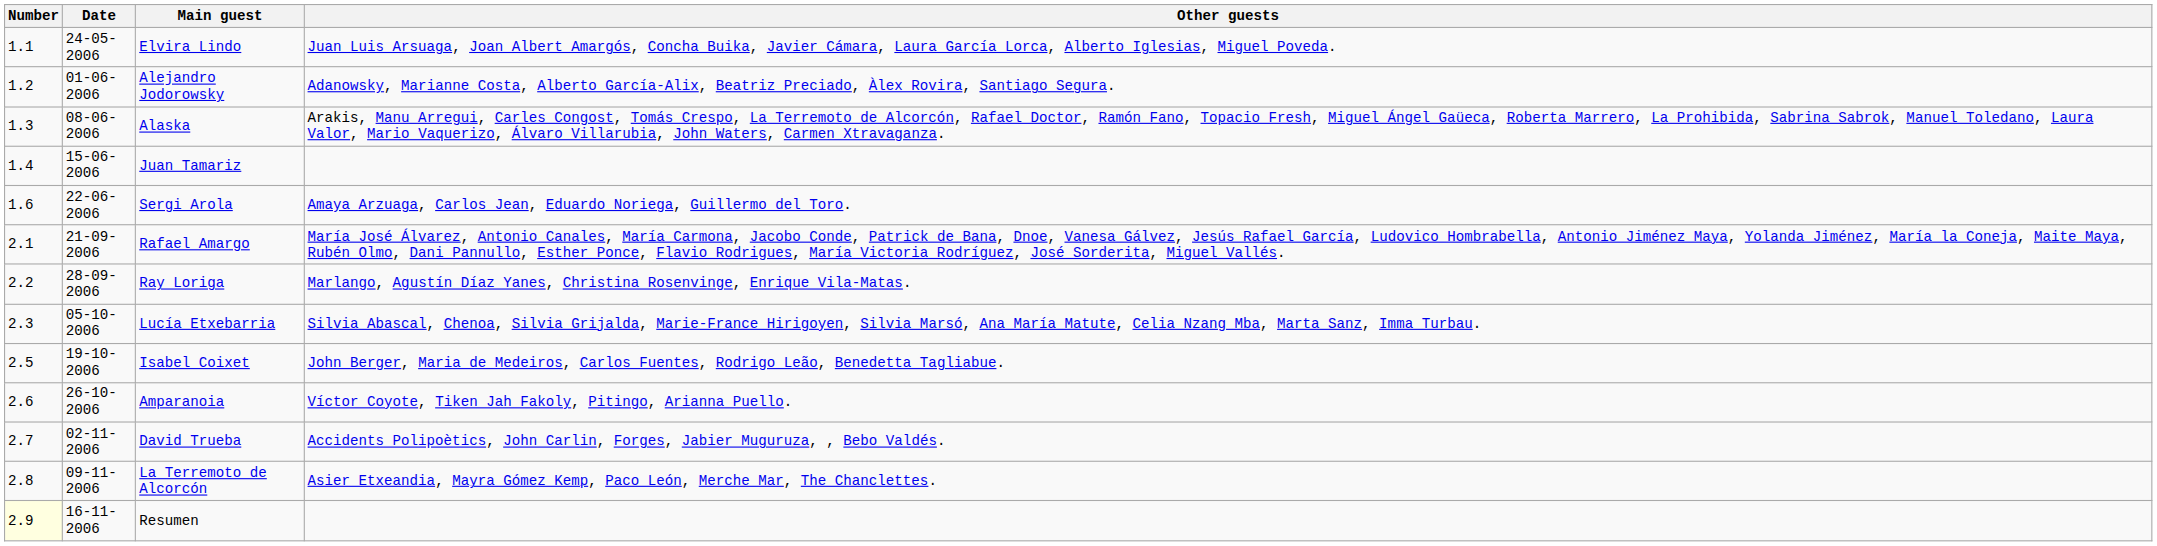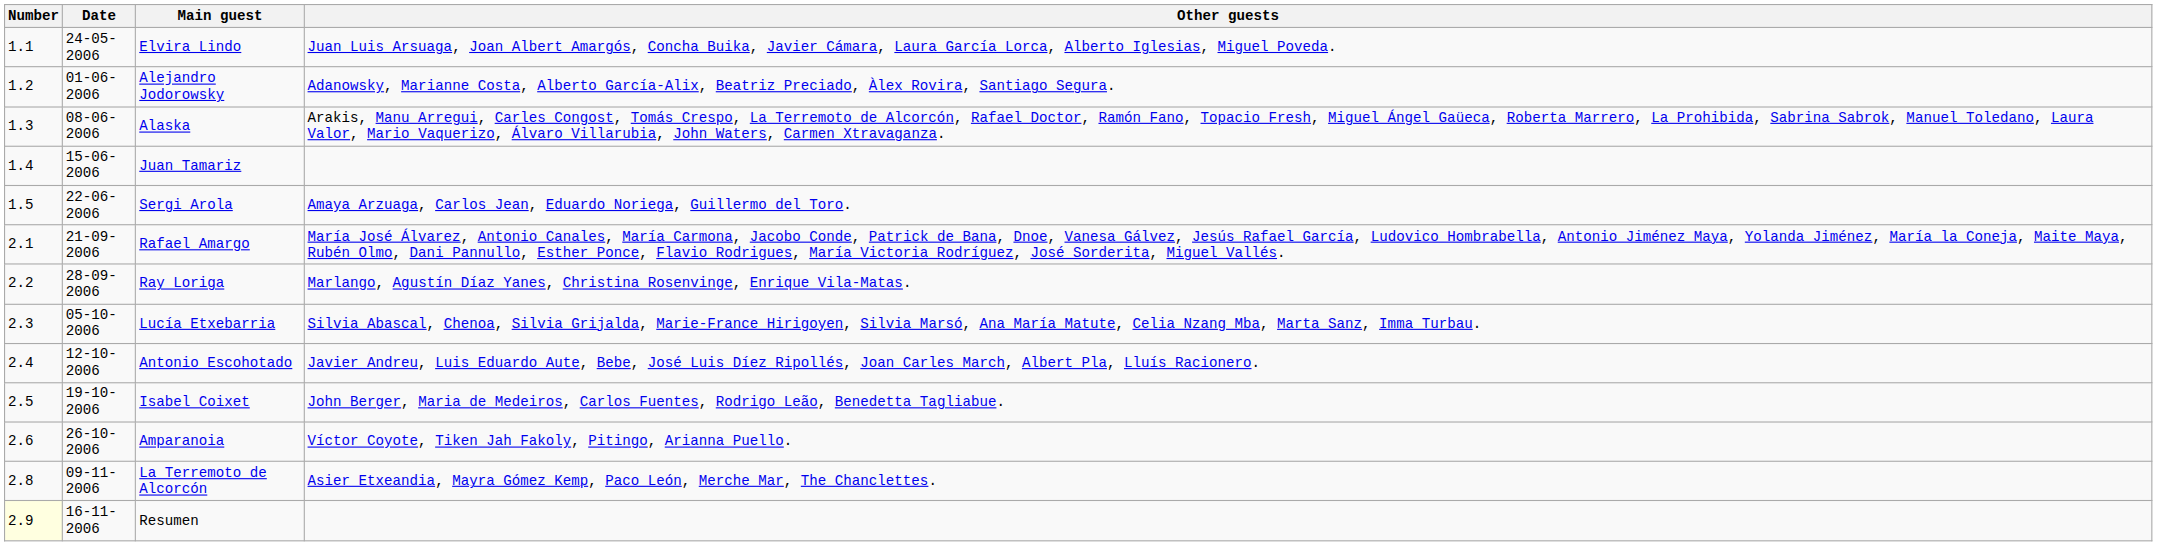(21, 205) 1.6 -> (21, 205) 1.5
+ row: (216, 363)
- row: (190, 442)
